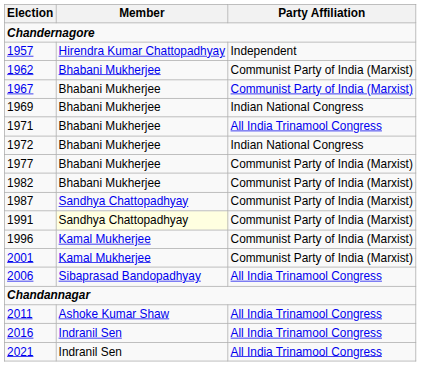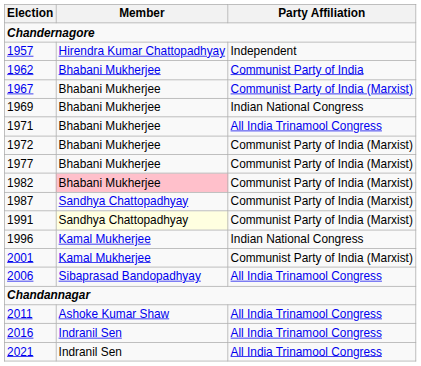(322, 70) Communist Party of India (Marxist) -> (297, 70) Communist Party of India
(297, 145) Indian National Congress -> (322, 145) Communist Party of India (Marxist)
(110, 182) no background -> (110, 182) pink background
(322, 239) Communist Party of India (Marxist) -> (297, 239) Indian National Congress
